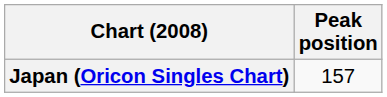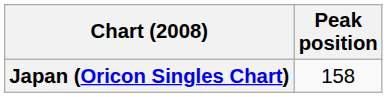(338, 75) 157 -> (338, 75) 158
